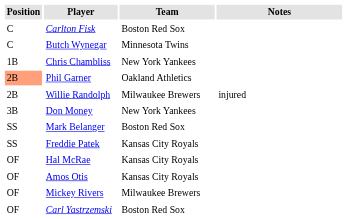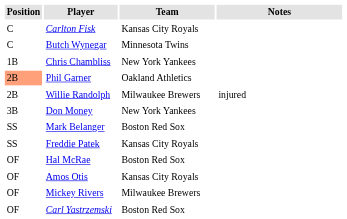(153, 28) Boston Red Sox -> (160, 28) Kansas City Royals
(160, 160) Kansas City Royals -> (153, 160) Boston Red Sox
